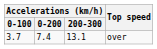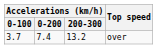(76, 37) 13.1 -> (76, 37) 13.2
